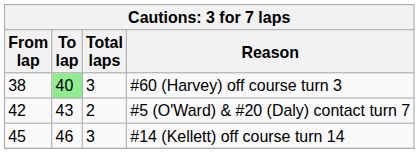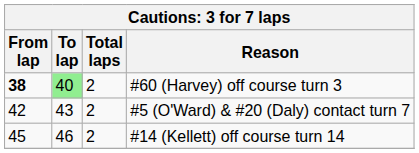(17, 86) normal -> (17, 86) bold
(90, 86) 3 -> (90, 86) 2
(90, 136) 3 -> (90, 136) 2
